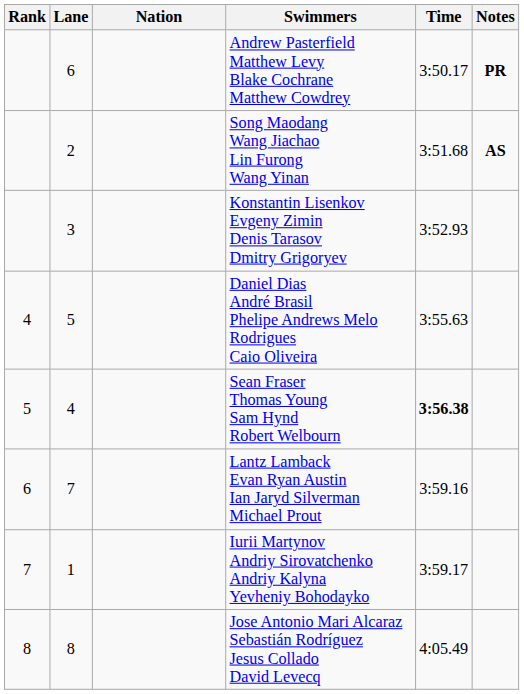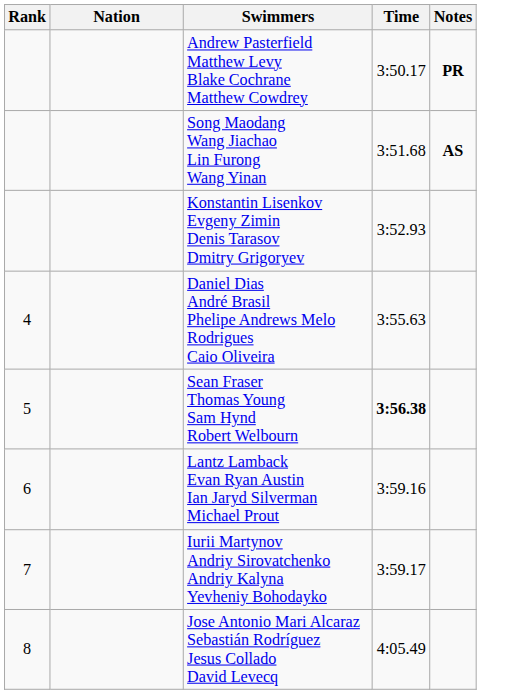- column: (71, 17)
